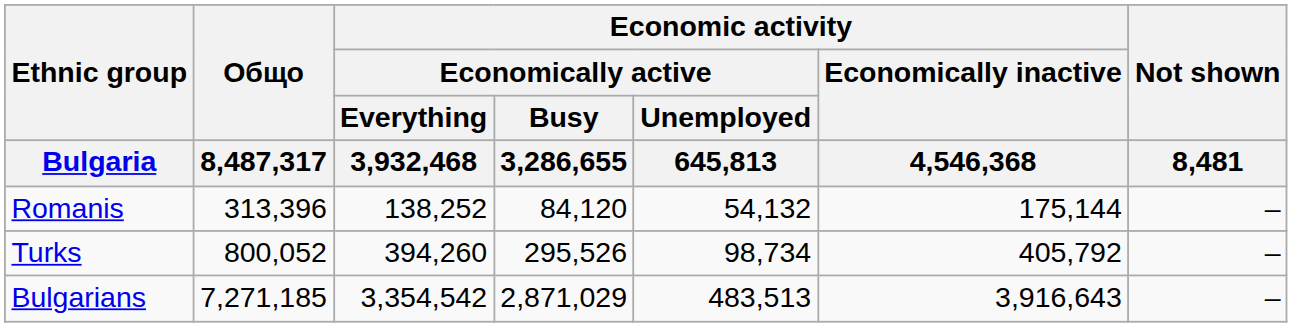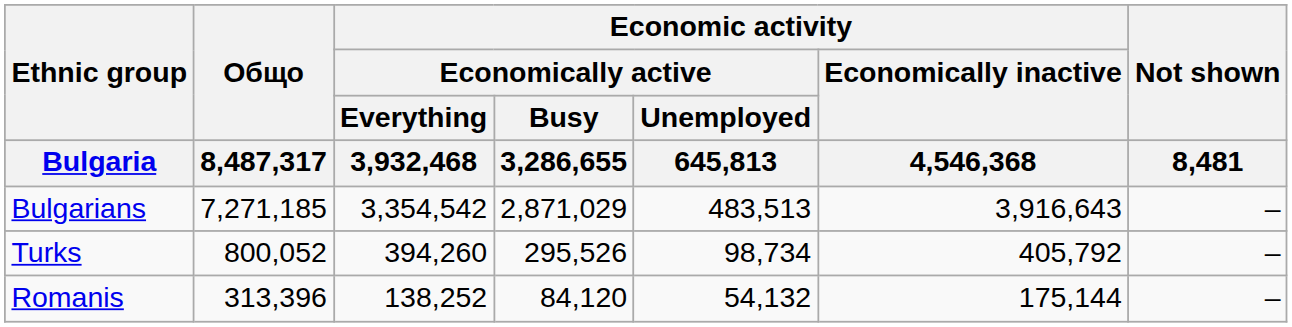rows swapped: (79, 298) <-> (68, 207)
